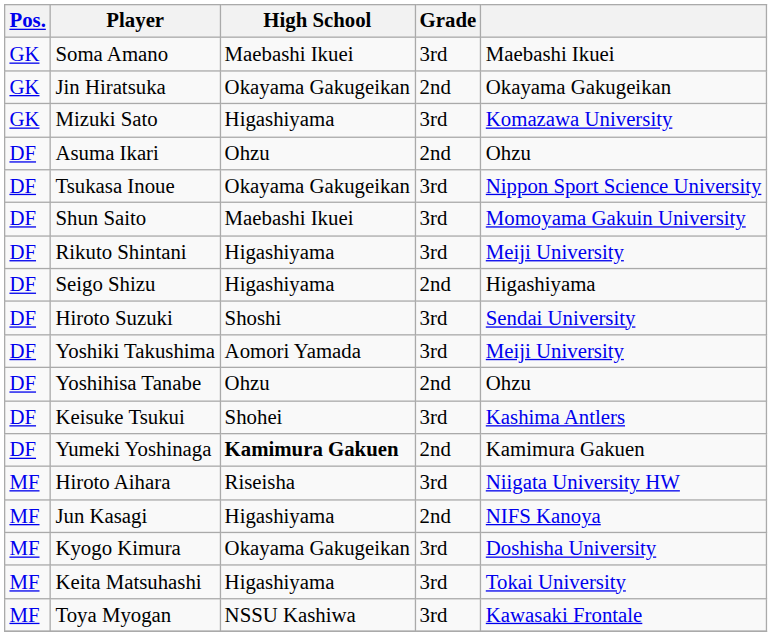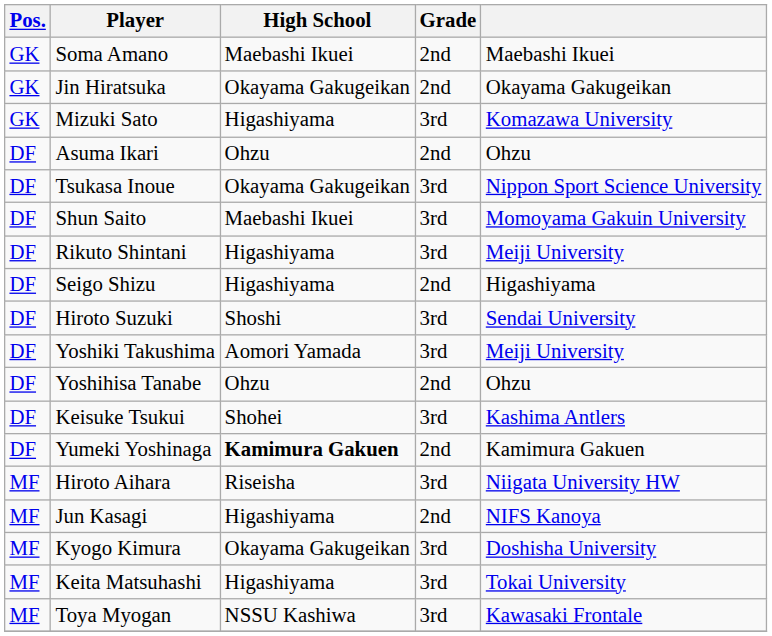(433, 53) 3rd -> (435, 53) 2nd
